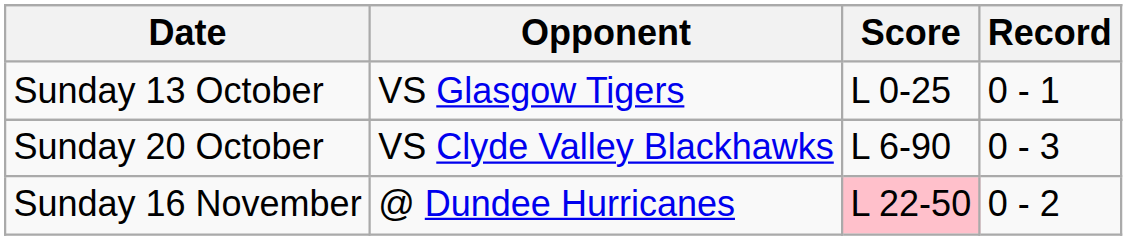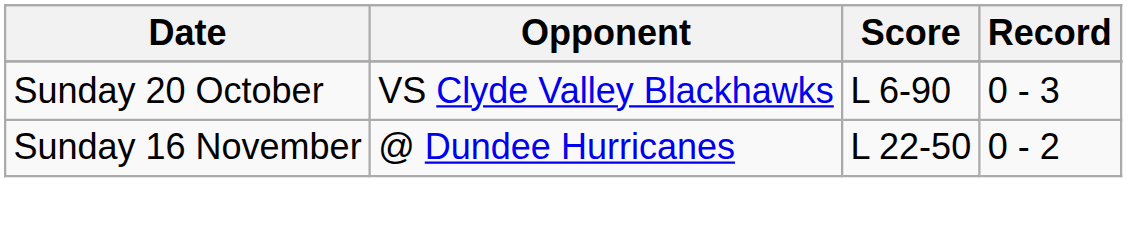- row: (169, 90)
(911, 204) pink background -> (911, 147) no background
